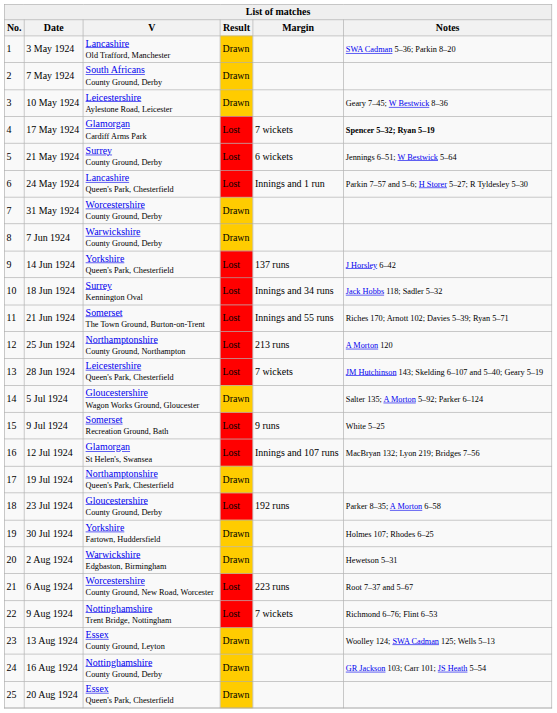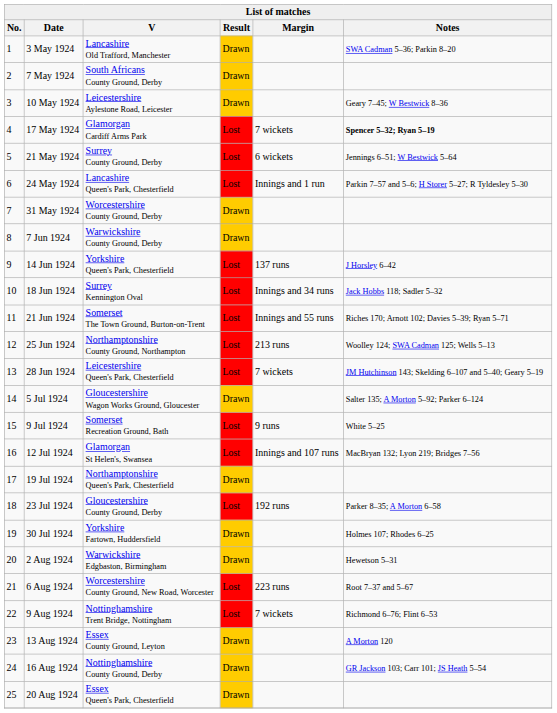(369, 345) A Morton 120 -> (420, 345) Woolley 124; SWA Cadman 125; Wells 5–13
(420, 641) Woolley 124; SWA Cadman 125; Wells 5–13 -> (369, 641) A Morton 120
